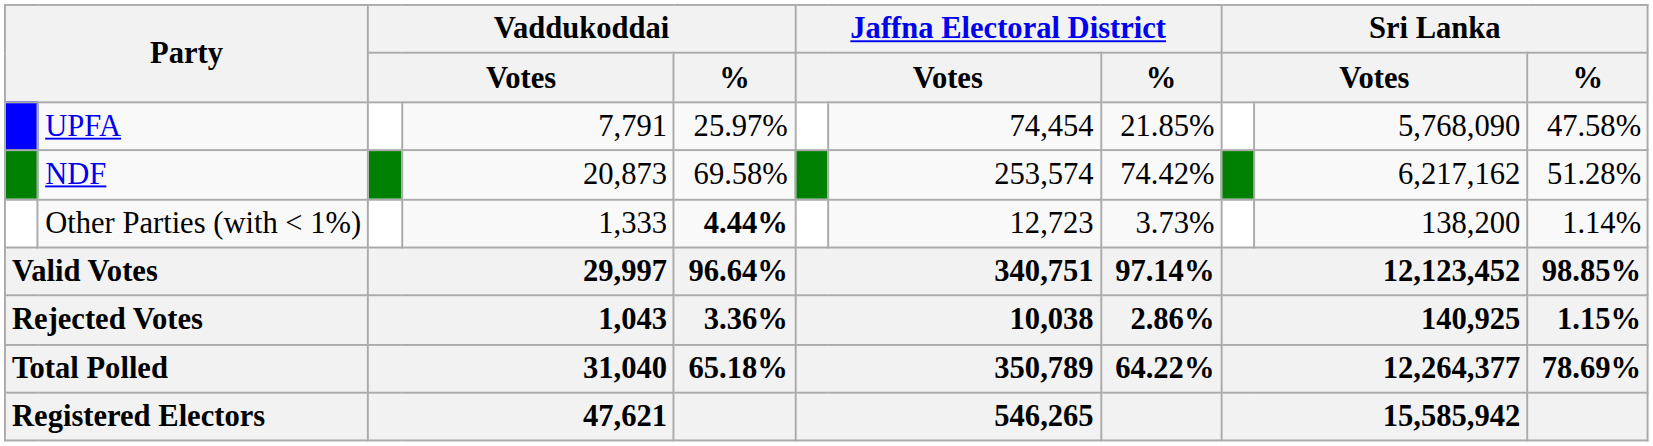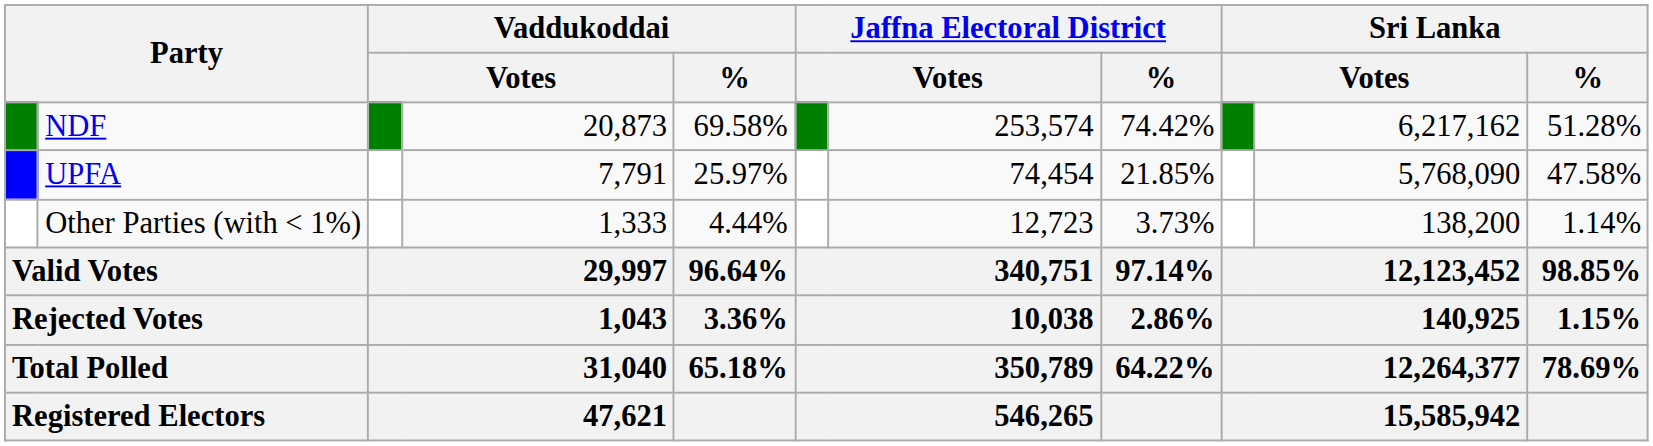rows swapped: (76, 174) <-> (83, 125)
(746, 222) bold -> (748, 222) normal
